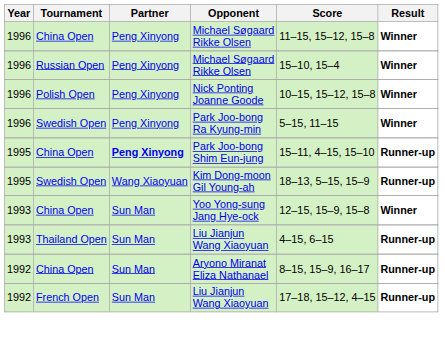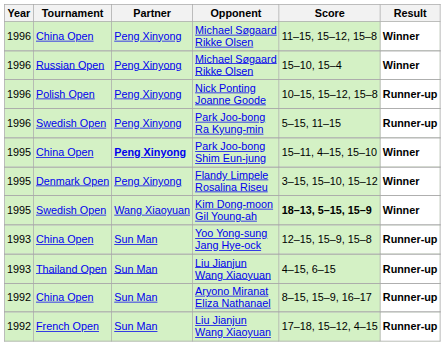(399, 94) Winner -> (410, 94) Runner-up
(399, 124) Winner -> (410, 124) Runner-up
(408, 153) Runner-up -> (401, 153) Winner
+ row: (73, 182)
(324, 182) normal -> (327, 211) bold
(408, 182) Runner-up -> (401, 211) Winner
(399, 211) Winner -> (410, 240) Runner-up
